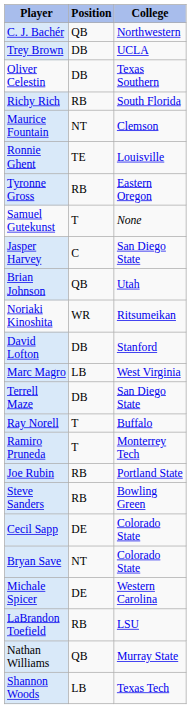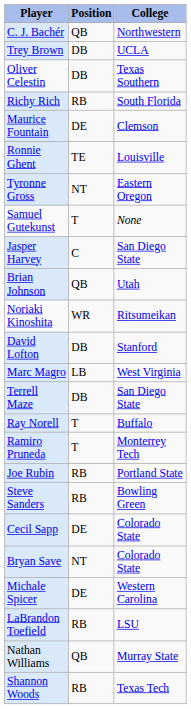(79, 126) NT -> (79, 126) DE
(79, 189) RB -> (79, 189) NT
(79, 688) LB -> (79, 688) RB
